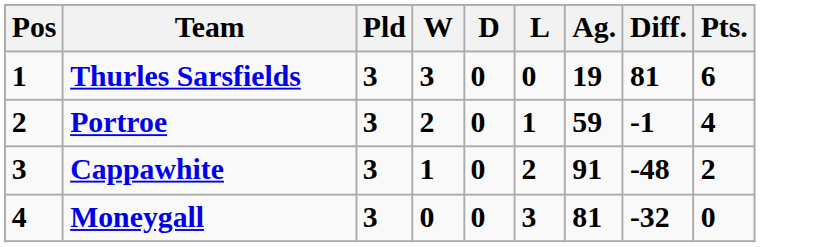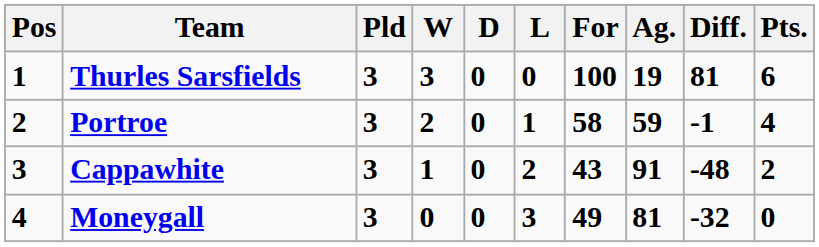+ column: (595, 28)
